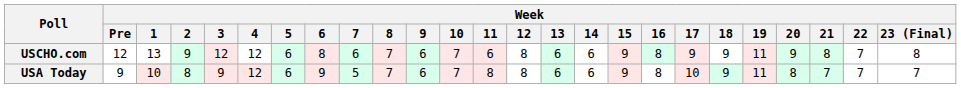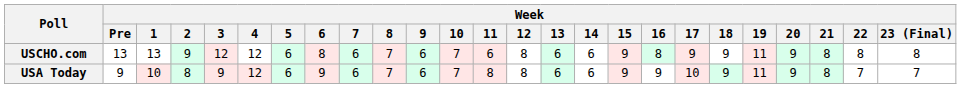(120, 54) 12 -> (120, 54) 13
(860, 54) 7 -> (860, 54) 8
(356, 73) 5 -> (356, 73) 6
(659, 73) 8 -> (659, 73) 9
(793, 73) 8 -> (793, 73) 9
(827, 73) 7 -> (827, 73) 8
